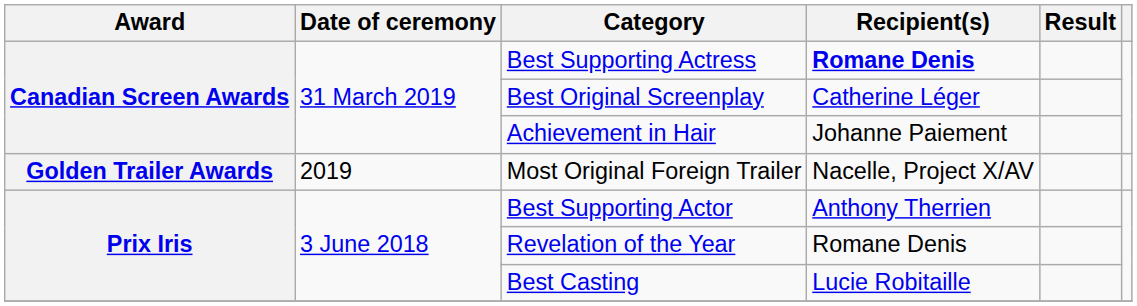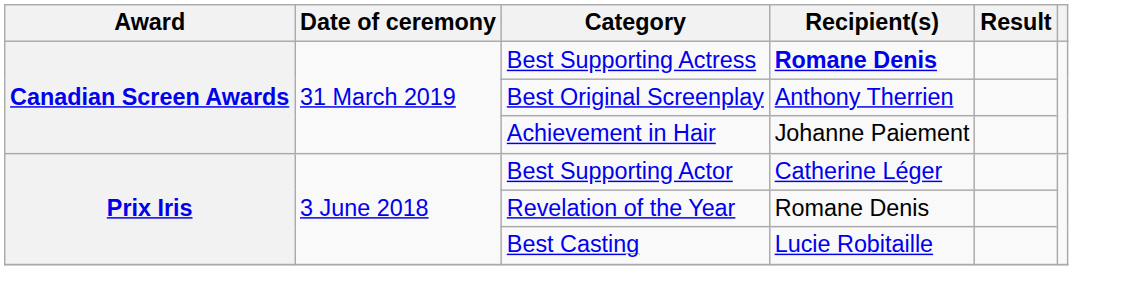(896, 97) Catherine Léger -> (864, 97) Anthony Therrien
- row: (654, 171)
(902, 208) Anthony Therrien -> (858, 171) Catherine Léger
